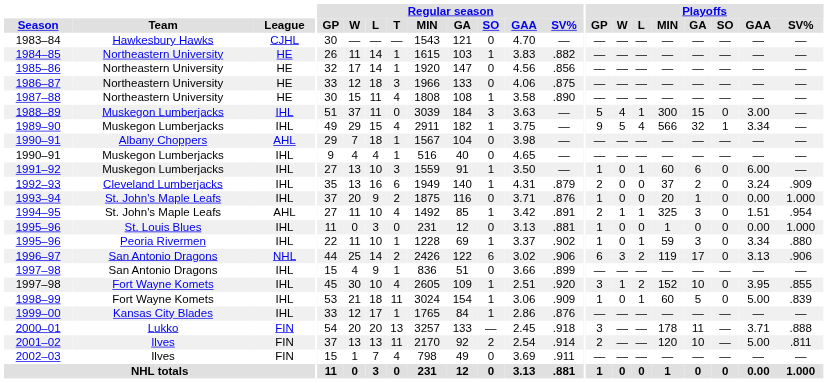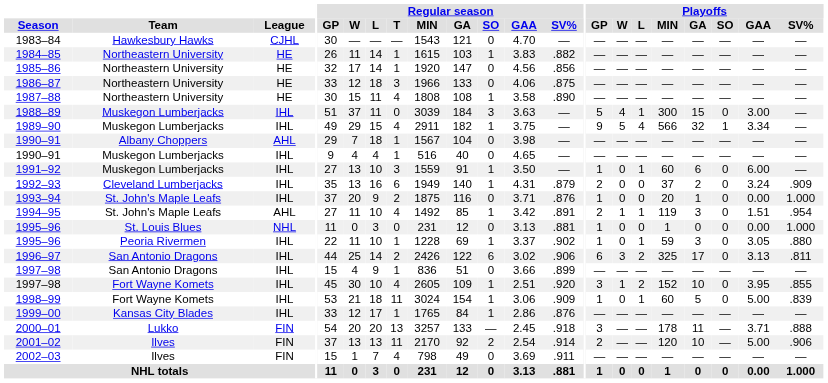(668, 212) 325 -> (668, 212) 119
(285, 227) IHL -> (285, 227) NHL
(758, 241) 3.34 -> (758, 241) 3.05
(285, 256) NHL -> (285, 256) IHL
(668, 256) 119 -> (668, 256) 325
(801, 256) .906 -> (801, 256) .811
(801, 342) .811 -> (801, 342) .906
